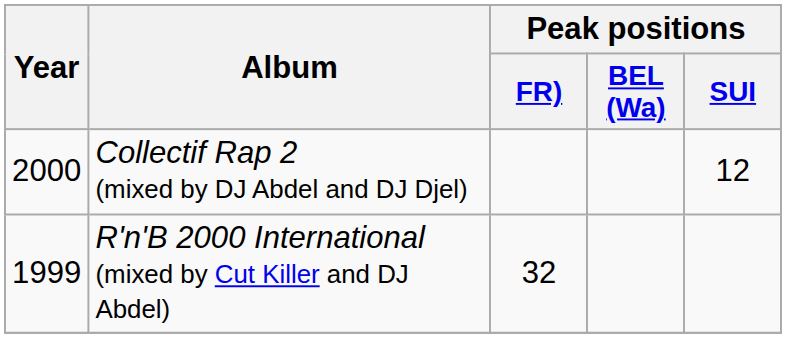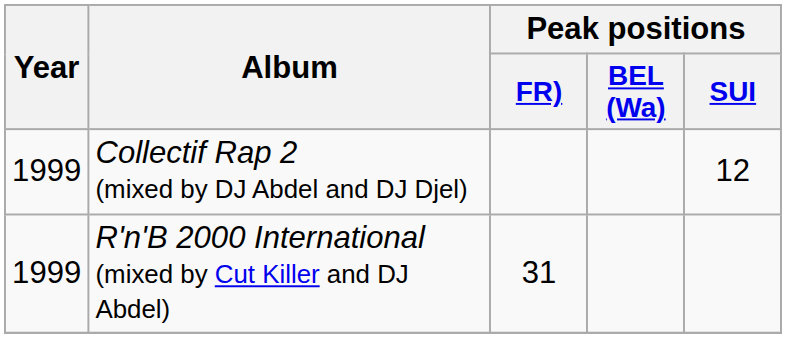(47, 170) 2000 -> (47, 170) 1999
(539, 272) 32 -> (539, 272) 31
